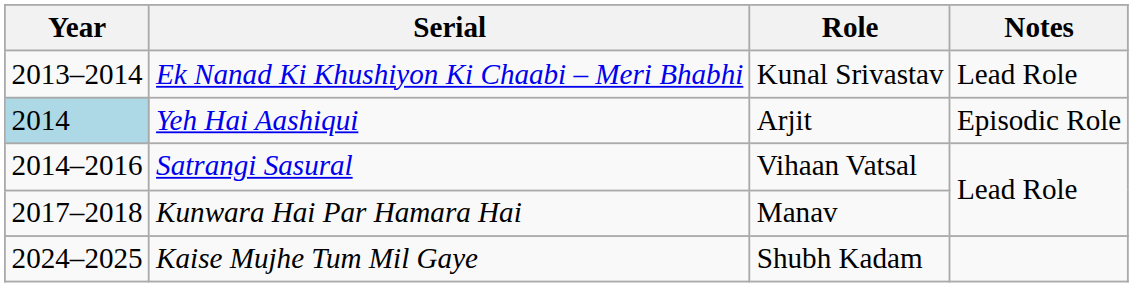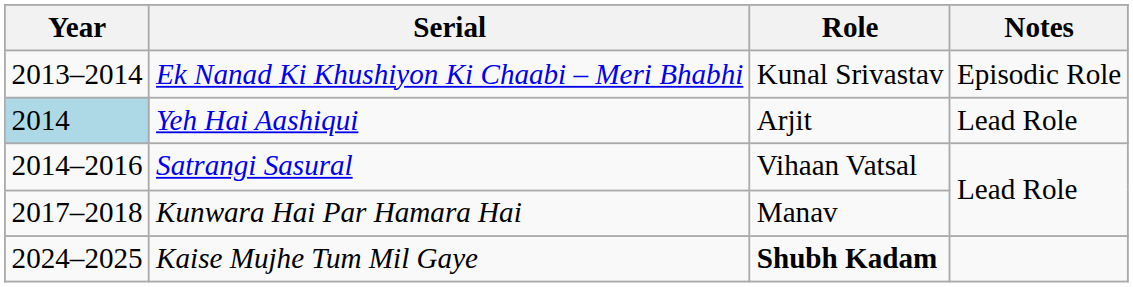(1017, 73) Lead Role -> (1039, 73) Episodic Role
(1039, 119) Episodic Role -> (1017, 119) Lead Role
(840, 258) normal -> (847, 258) bold
